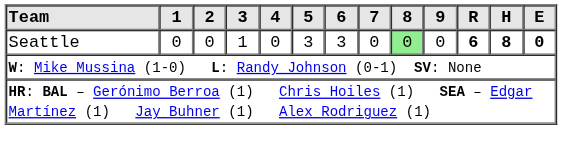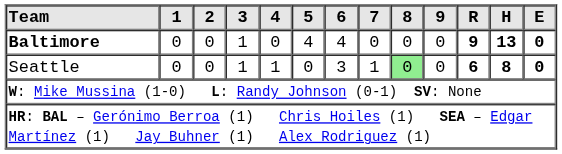+ row: (54, 42)
(275, 42) 0 -> (275, 67) 1
(308, 42) 3 -> (308, 67) 0
(374, 42) 0 -> (374, 67) 1
